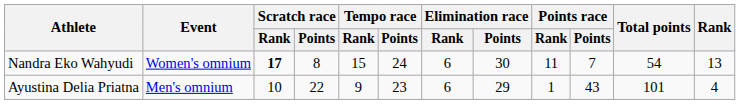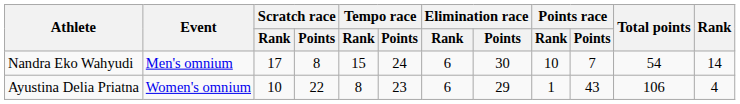(198, 63) Women's omnium -> (189, 63) Men's omnium
(274, 63) bold -> (274, 63) normal
(551, 63) 11 -> (551, 63) 10
(714, 63) 13 -> (714, 63) 14
(189, 87) Men's omnium -> (198, 87) Women's omnium
(359, 87) 9 -> (359, 87) 8
(654, 87) 101 -> (654, 87) 106
